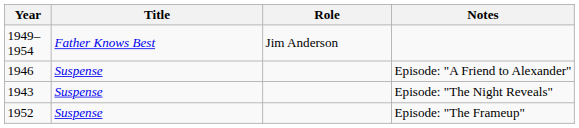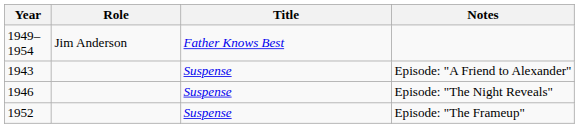columns swapped: (157, 14) <-> (327, 14)
(21, 71) 1946 -> (21, 71) 1943
(21, 92) 1943 -> (21, 92) 1946
